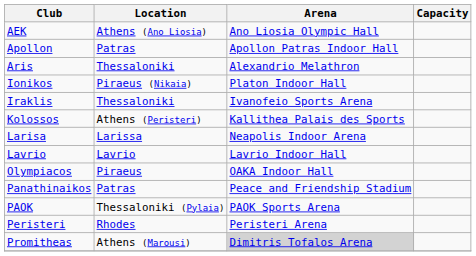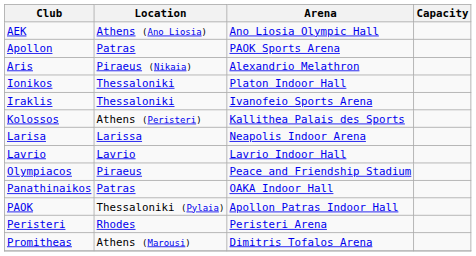(314, 48) Apollon Patras Indoor Hall -> (285, 48) PAOK Sports Arena
(136, 66) Thessaloniki -> (144, 66) Piraeus (Nikaia)
(144, 84) Piraeus (Nikaia) -> (136, 84) Thessaloniki
(281, 171) OAKA Indoor Hall -> (320, 171) Peace and Friendship Stadium
(320, 189) Peace and Friendship Stadium -> (281, 189) OAKA Indoor Hall
(285, 207) PAOK Sports Arena -> (314, 207) Apollon Patras Indoor Hall
(301, 242) lightgrey background -> (301, 242) no background
